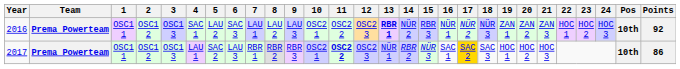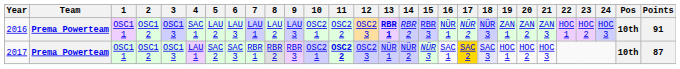(235, 29) SAC 3 -> (235, 29) LAU 3
(409, 29) NÜR 2 -> (409, 29) RBR 2
(658, 29) 92 -> (658, 29) 91
(235, 52) LAU 3 -> (235, 52) SAC 3
(409, 52) RBR 2 -> (409, 52) NÜR 2
(487, 52) no background -> (487, 52) lavender background
(658, 52) 86 -> (658, 52) 87
